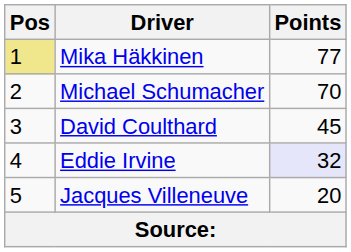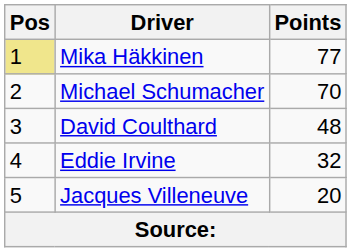(329, 126) 45 -> (329, 126) 48
(329, 161) lavender background -> (329, 161) no background
